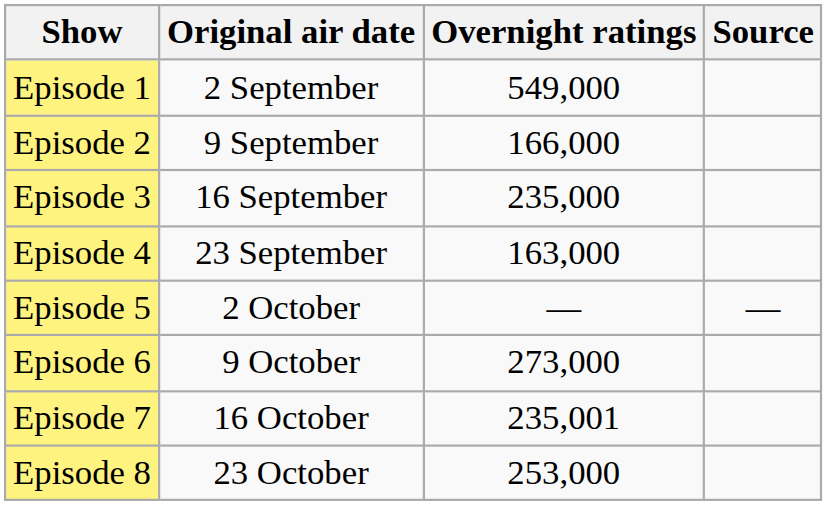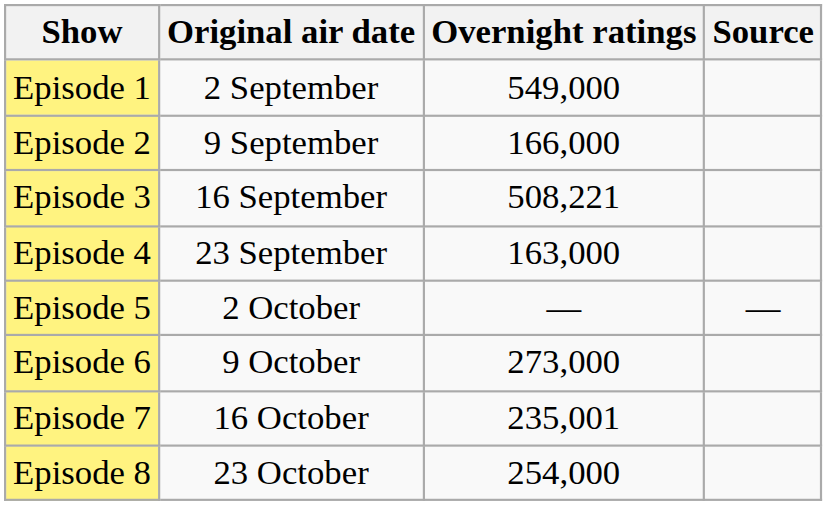(564, 197) 235,000 -> (564, 197) 508,221
(564, 472) 253,000 -> (564, 472) 254,000
